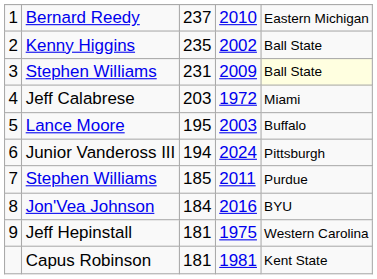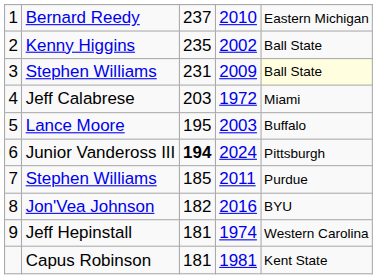(197, 152) normal -> (197, 152) bold
(197, 206) 184 -> (197, 206) 182
(238, 233) 1975 -> (238, 233) 1974
